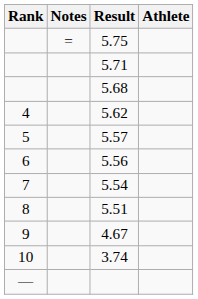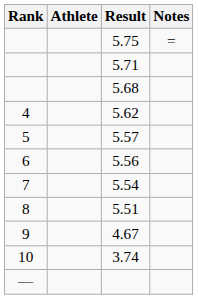columns swapped: (166, 16) <-> (69, 16)
